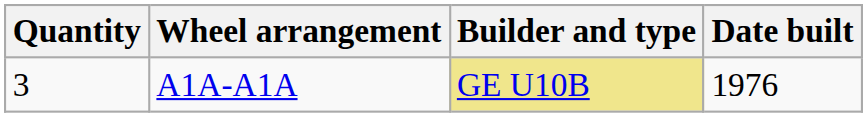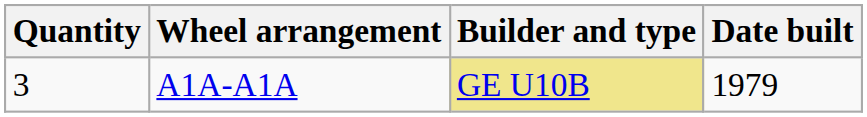(745, 84) 1976 -> (745, 84) 1979
